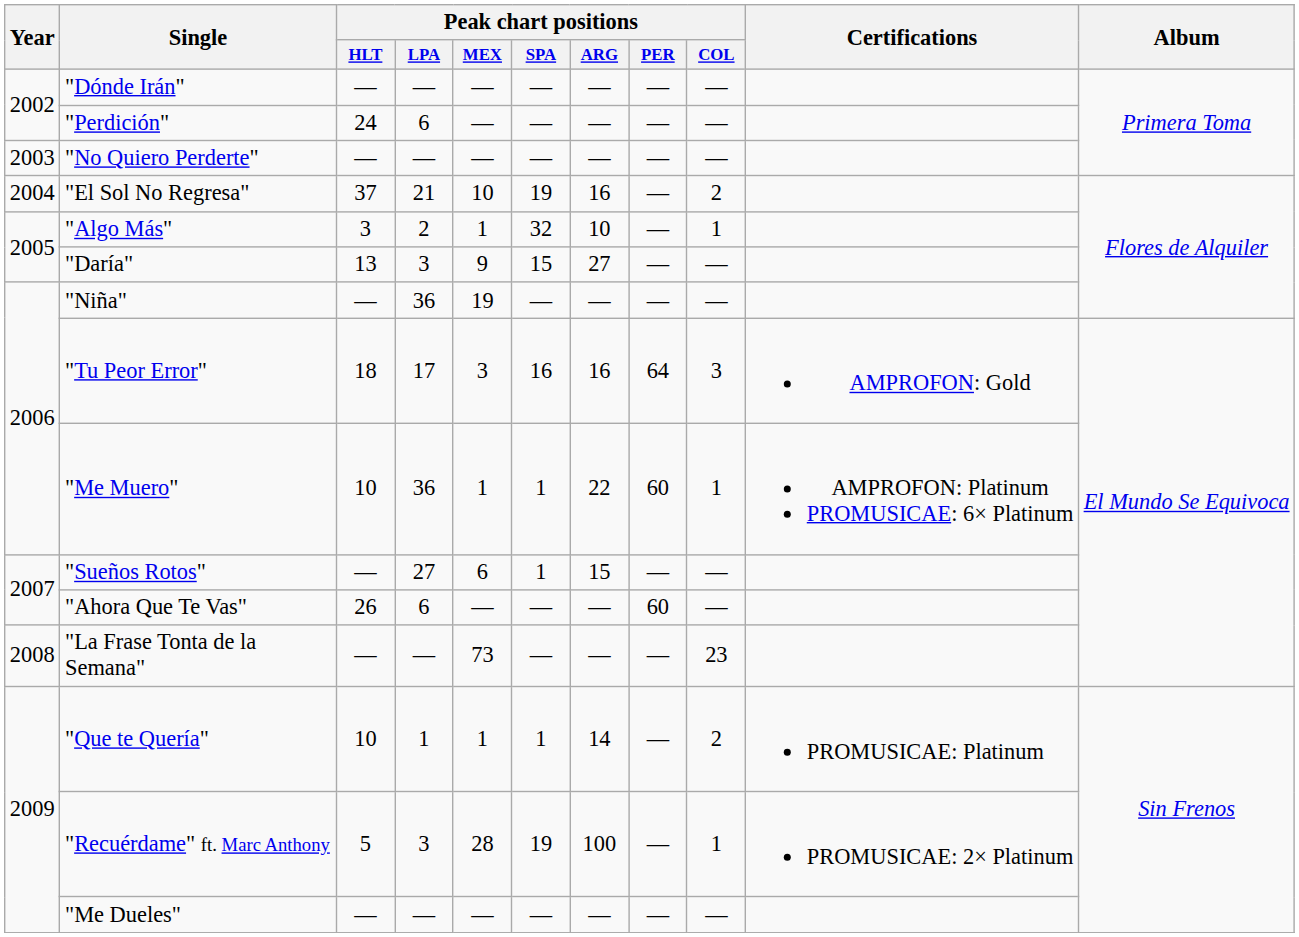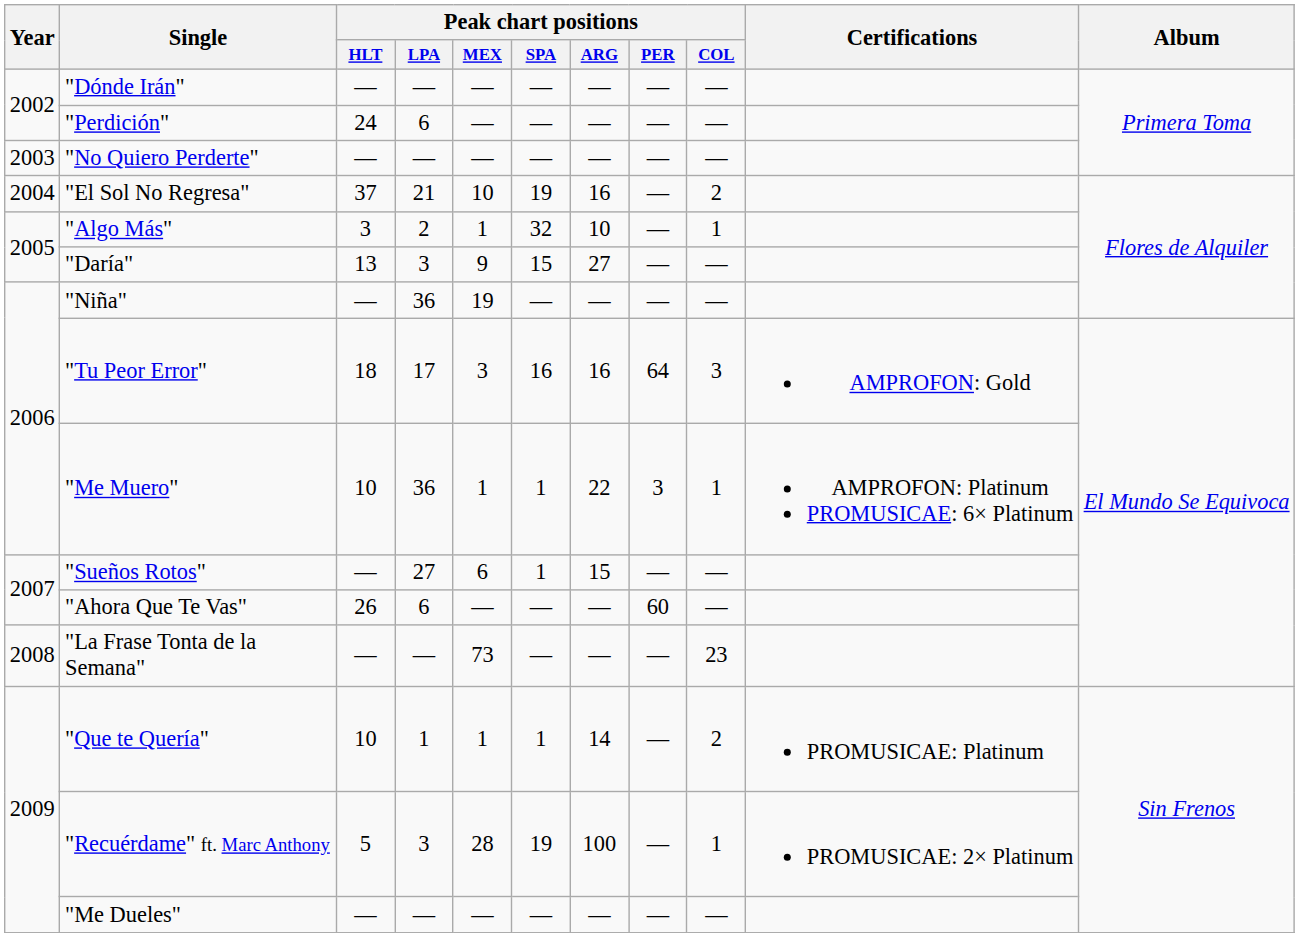(658, 488) 60 -> (658, 488) 3
